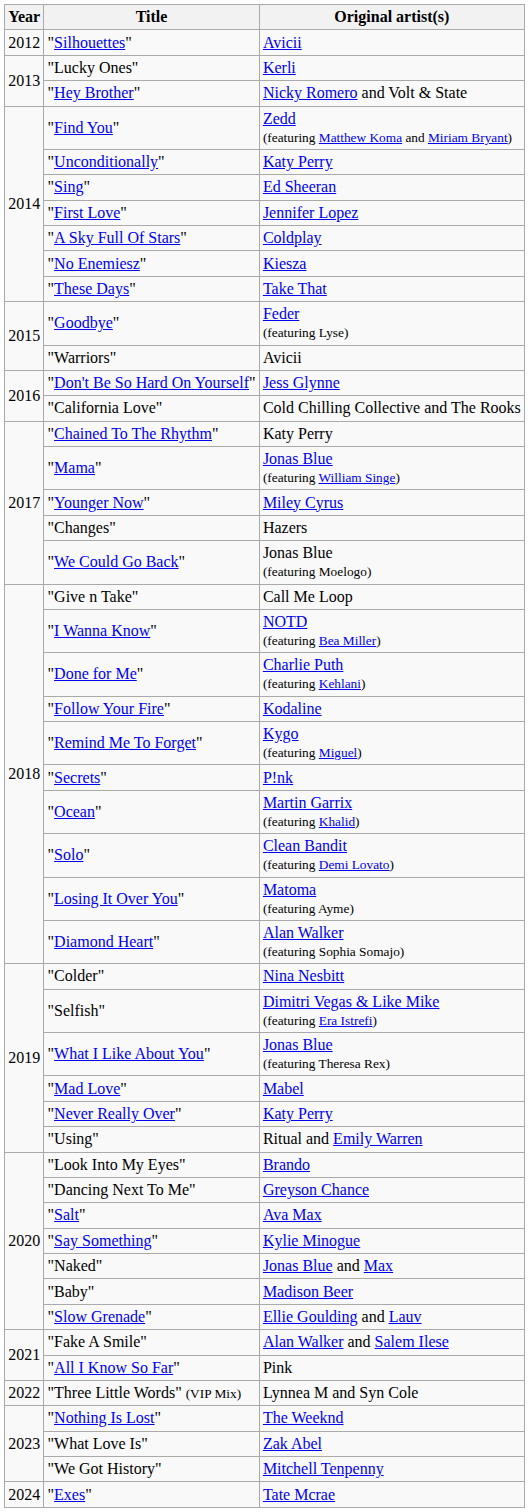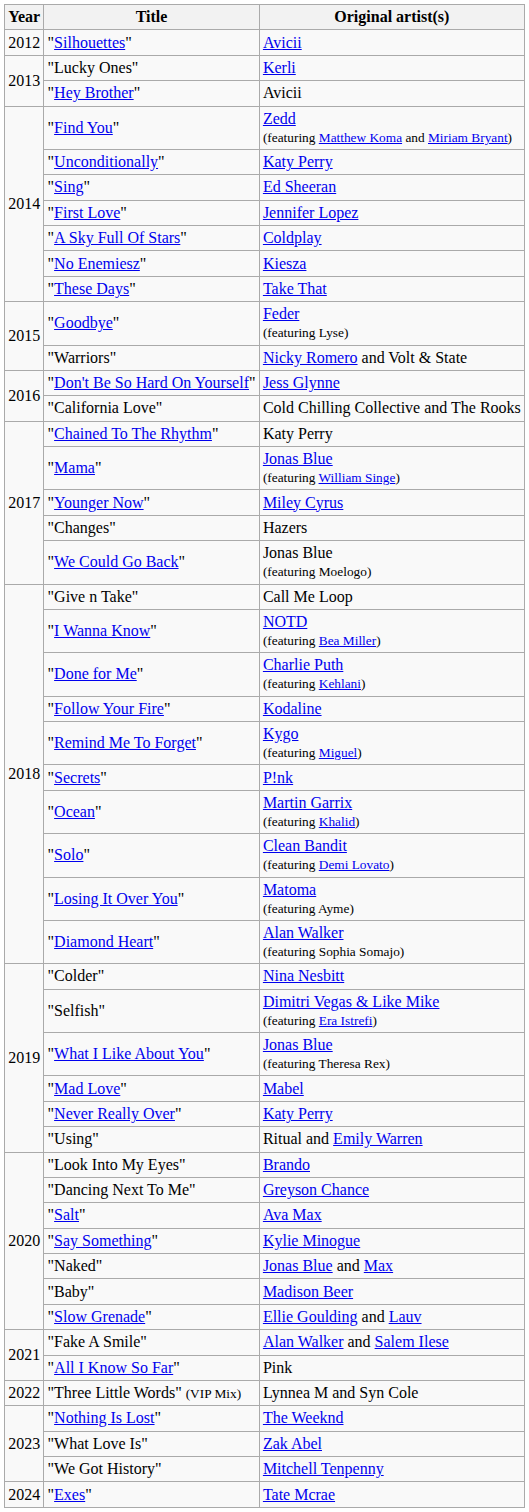(365, 93) Nicky Romero and Volt & State -> (282, 93) Avicii
(282, 357) Avicii -> (365, 357) Nicky Romero and Volt & State
